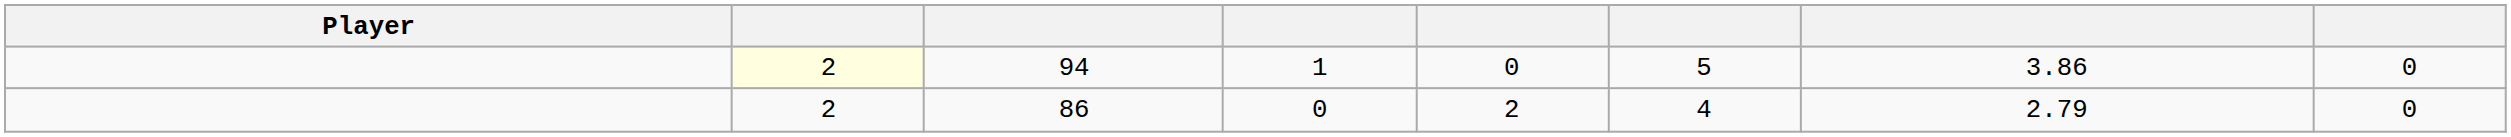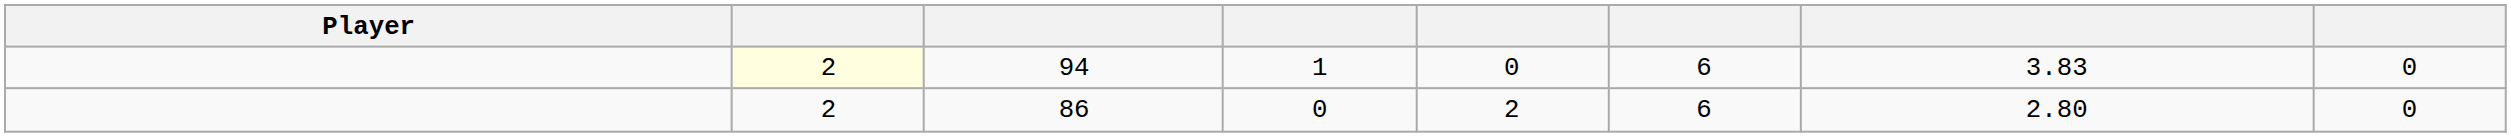(1704, 68) 5 -> (1704, 68) 6
(2057, 68) 3.86 -> (2057, 68) 3.83
(1704, 110) 4 -> (1704, 110) 6
(2057, 110) 2.79 -> (2057, 110) 2.80
